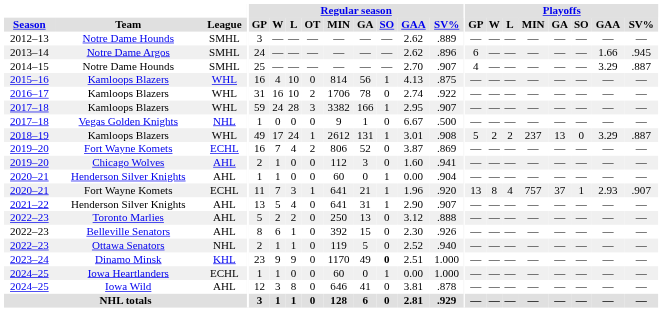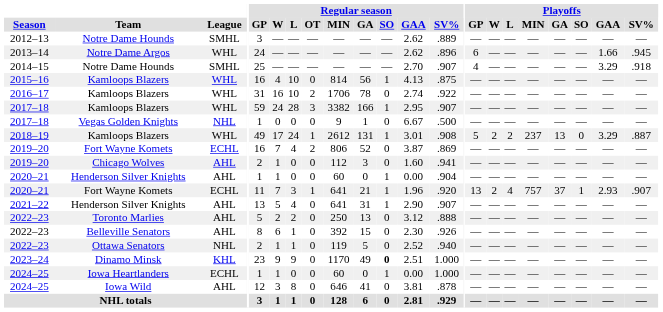(224, 52) SMHL -> (224, 52) WHL
(641, 66) .887 -> (641, 66) .918
(494, 190) 8 -> (494, 190) 2
